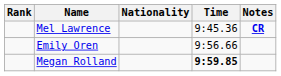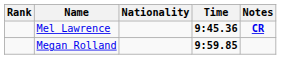(216, 30) normal -> (216, 30) bold
- row: (67, 46)
